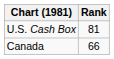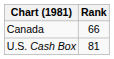rows swapped: (25, 46) <-> (41, 29)
